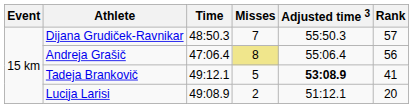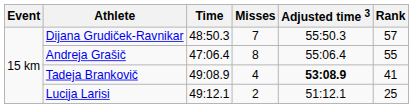(255, 56) khaki background -> (255, 56) no background
(391, 56) 56 -> (391, 56) 55
(209, 75) 49:12.1 -> (209, 75) 49:08.9
(255, 75) 5 -> (255, 75) 4
(209, 94) 49:08.9 -> (209, 94) 49:12.1
(391, 94) 20 -> (391, 94) 25
